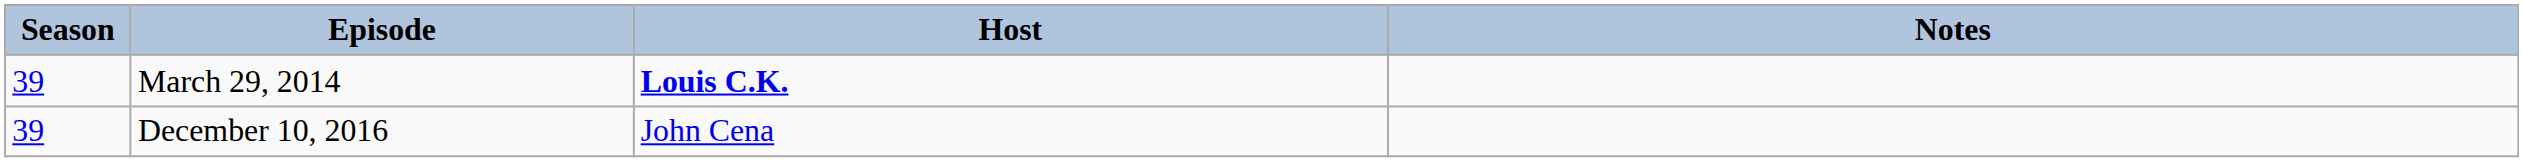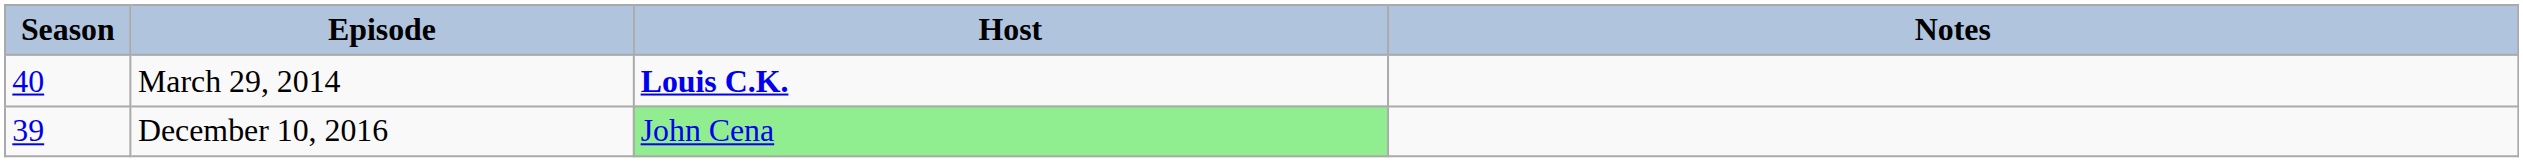(28, 80) 39 -> (28, 80) 40
(707, 130) no background -> (707, 130) lightgreen background
